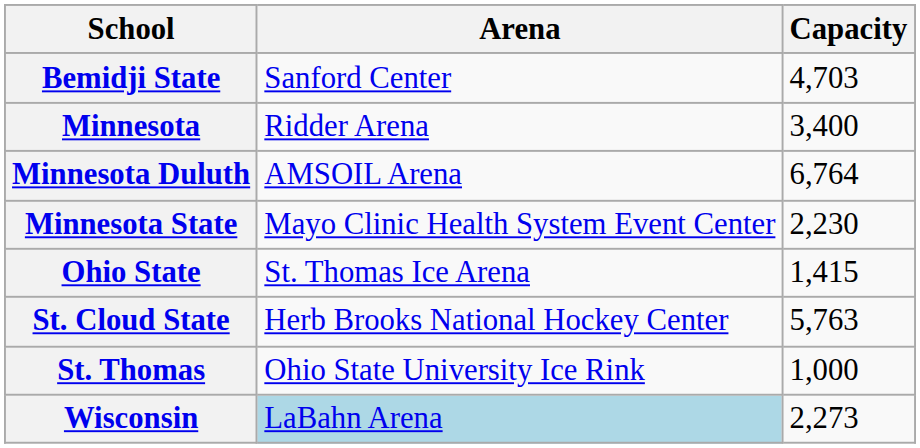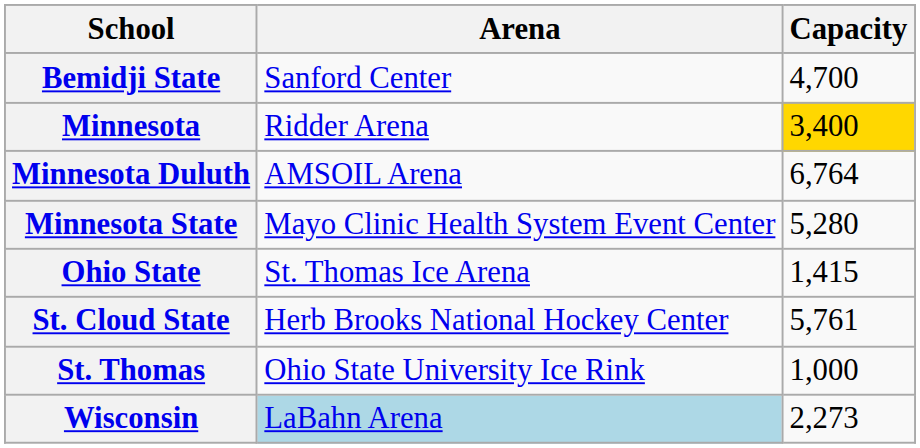(824, 77) 4,703 -> (824, 77) 4,700
(824, 126) no background -> (824, 126) gold background
(824, 223) 2,230 -> (824, 223) 5,280
(824, 321) 5,763 -> (824, 321) 5,761
